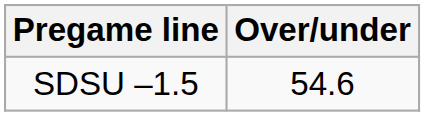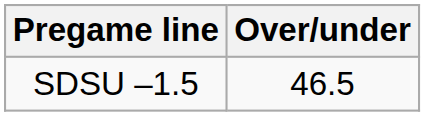(322, 83) 54.6 -> (322, 83) 46.5
